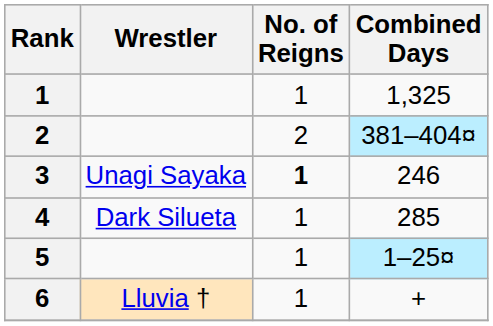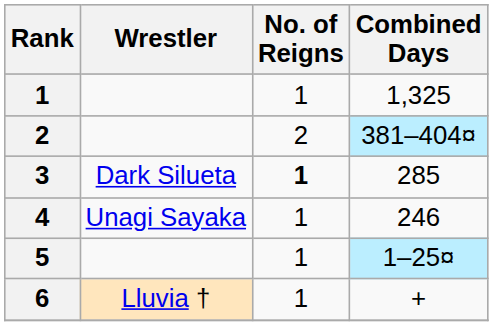(166, 176) Unagi Sayaka -> (166, 176) Dark Silueta
(419, 176) 246 -> (419, 176) 285
(166, 217) Dark Silueta -> (166, 217) Unagi Sayaka
(419, 217) 285 -> (419, 217) 246
